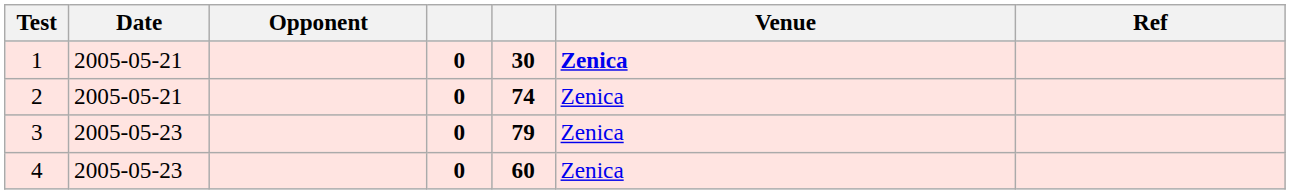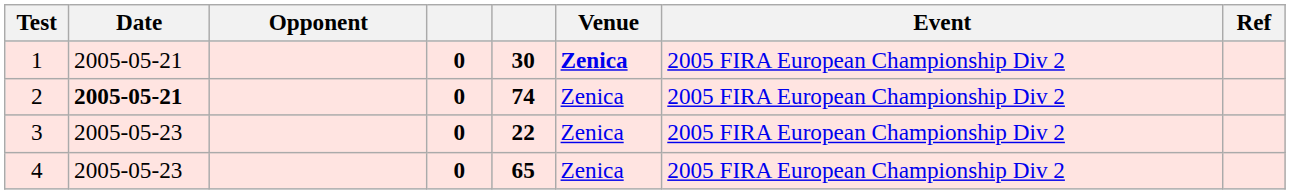+ column: (942, 22)
(128, 96) normal -> (128, 96) bold
(523, 133) 79 -> (523, 133) 22
(523, 170) 60 -> (523, 170) 65
